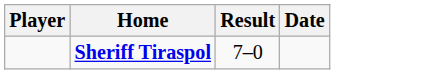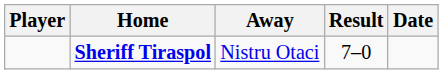+ column: (270, 20)
